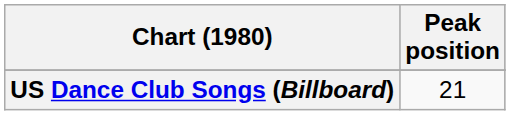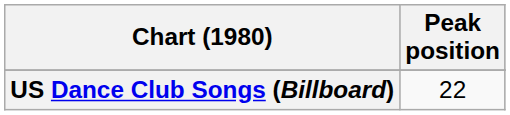(453, 89) 21 -> (453, 89) 22
